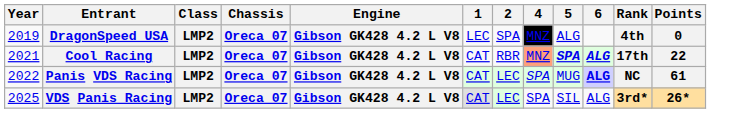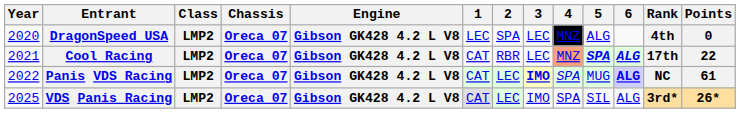+ column: (538, 15)
(24, 36) 2019 -> (24, 36) 2020
